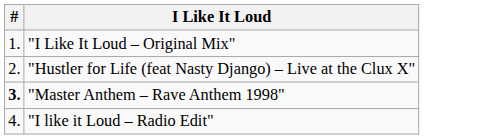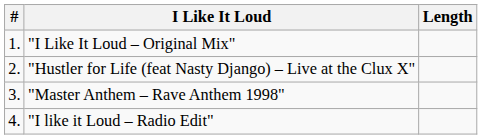+ column: (448, 17)
(14, 95) bold -> (14, 95) normal
